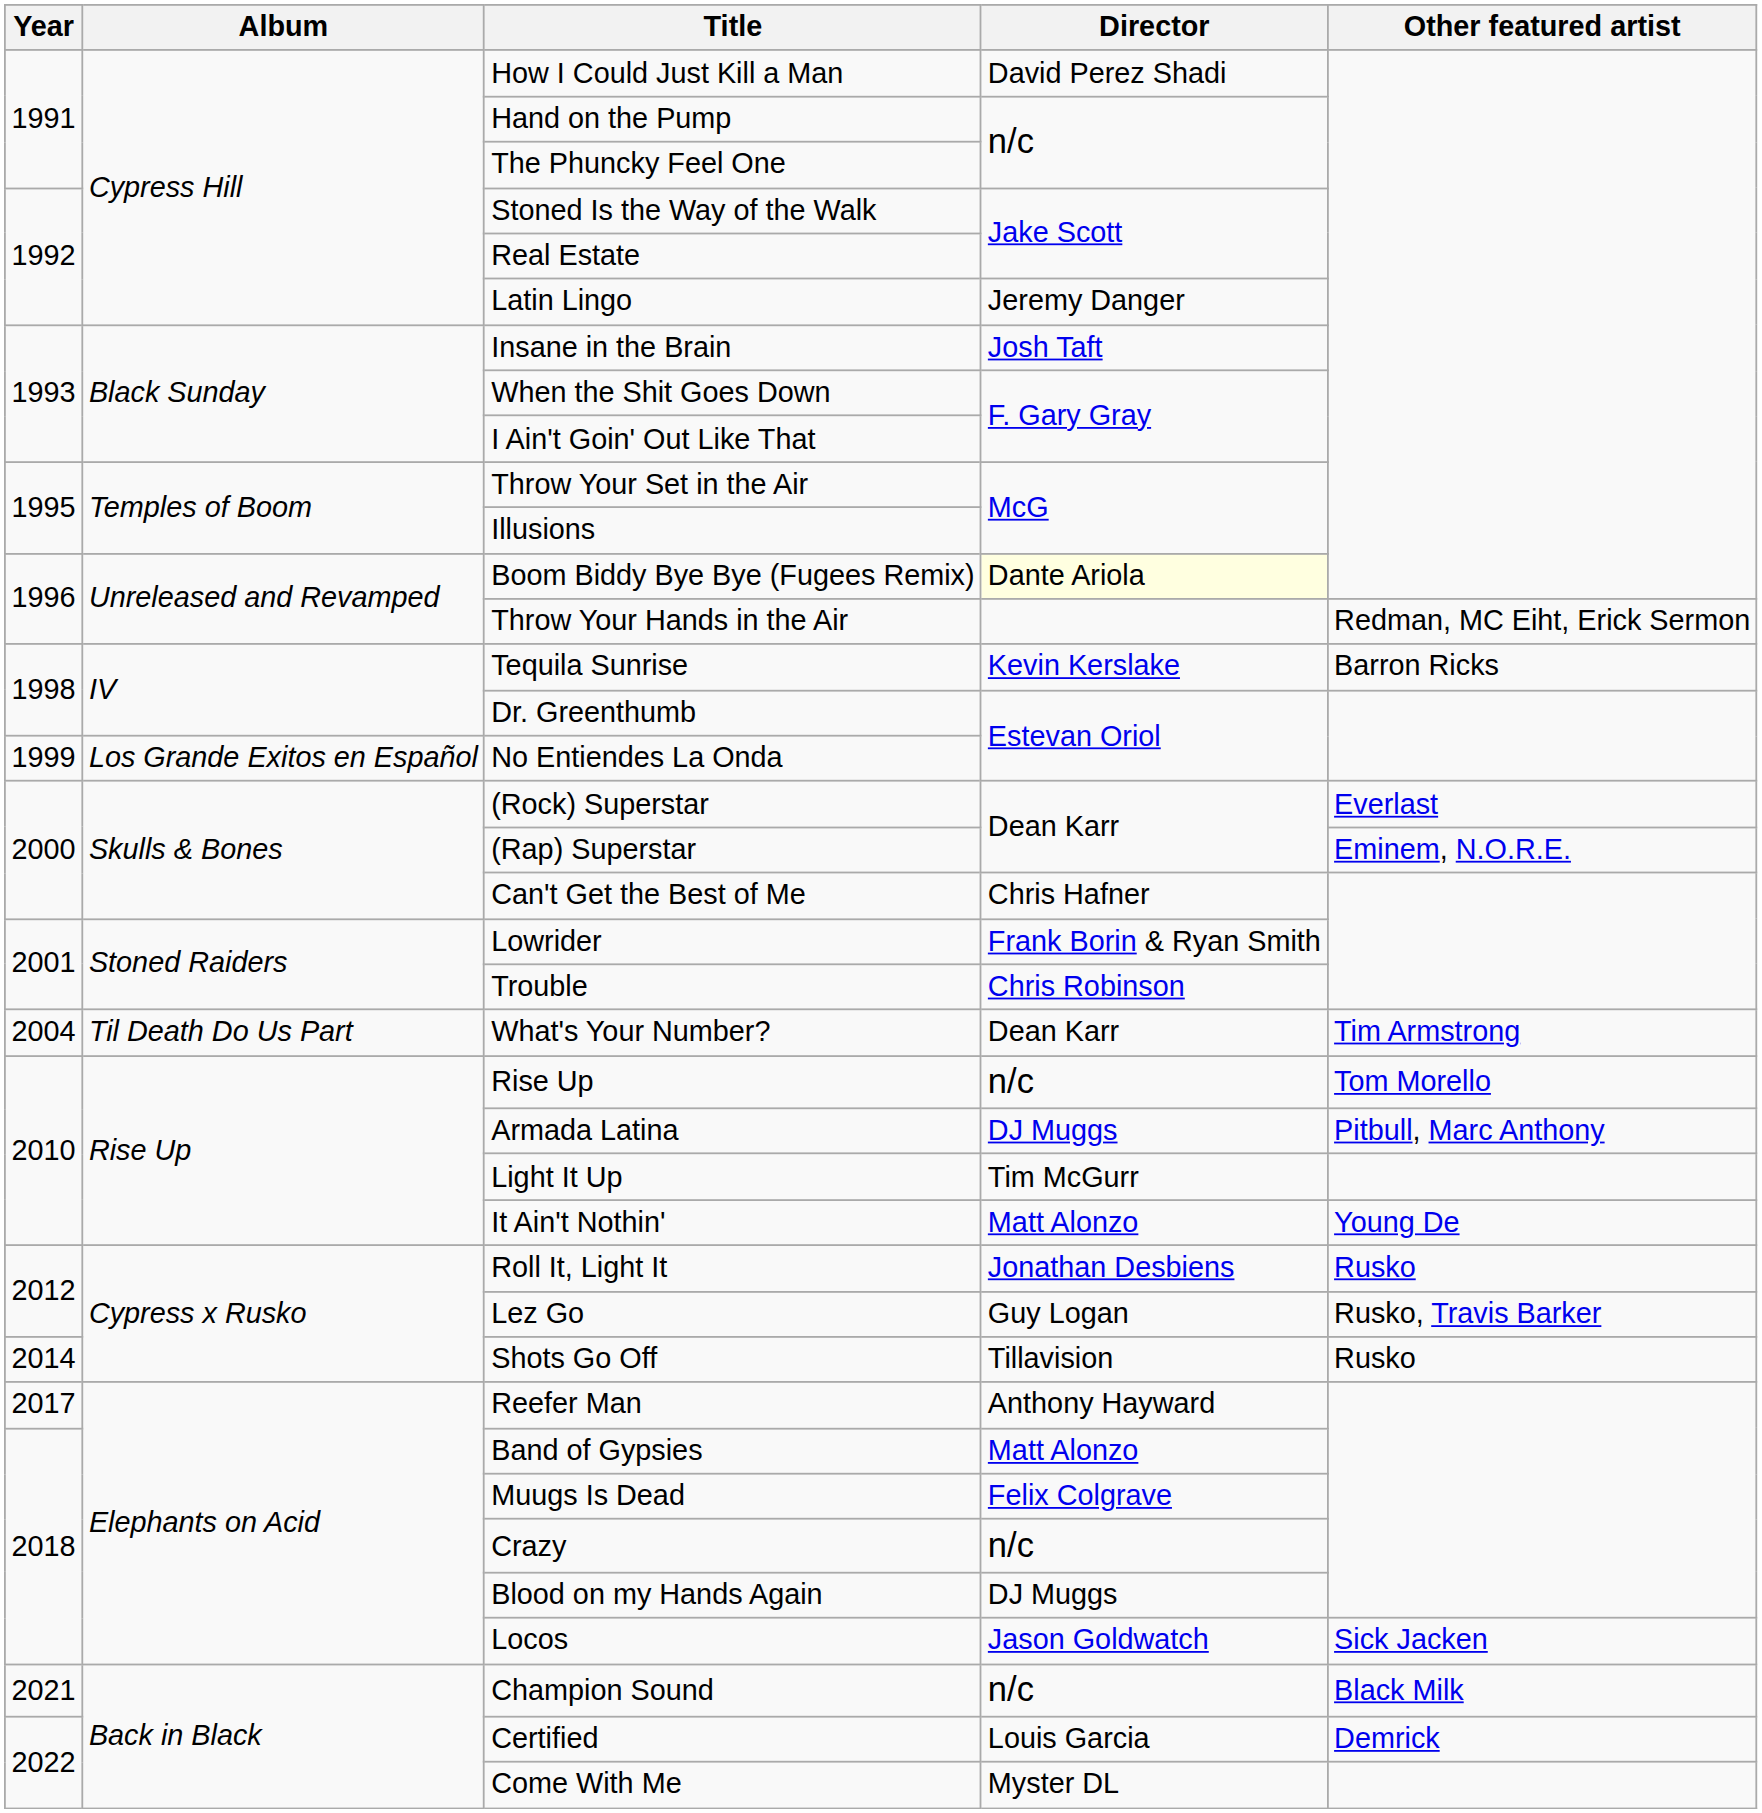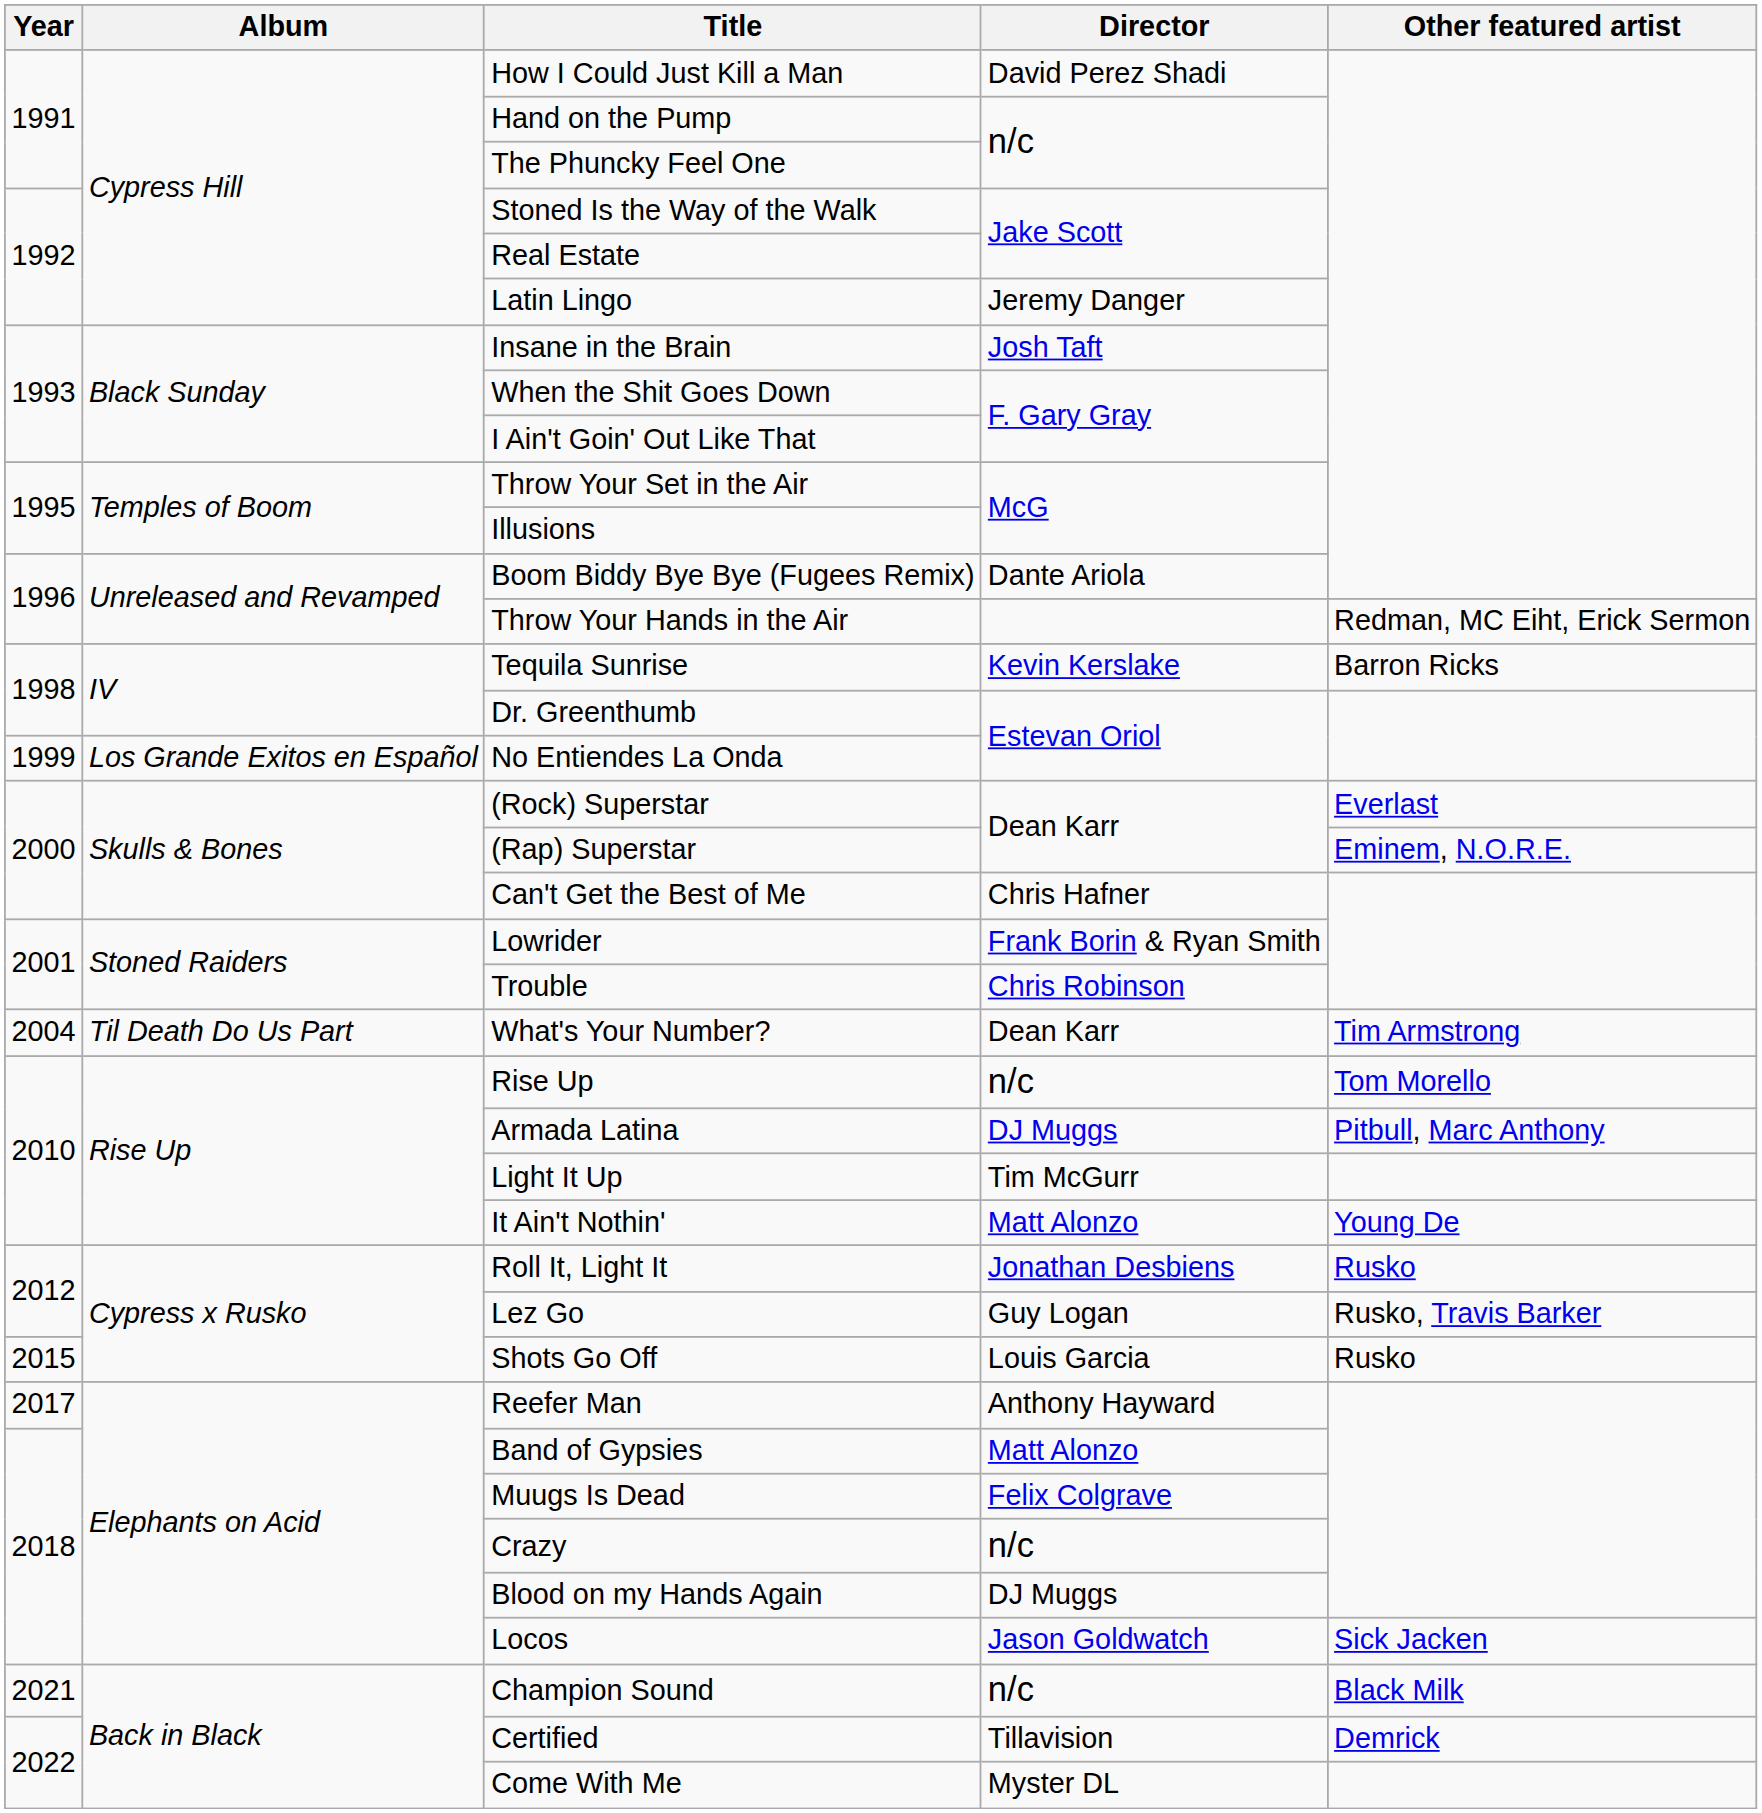(1066, 575) lightyellow background -> (1066, 575) no background
(44, 1359) 2014 -> (44, 1359) 2015
(1051, 1359) Tillavision -> (1069, 1359) Louis Garcia
(1069, 1738) Louis Garcia -> (1051, 1738) Tillavision
